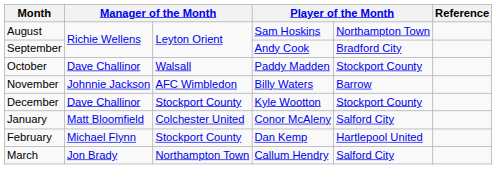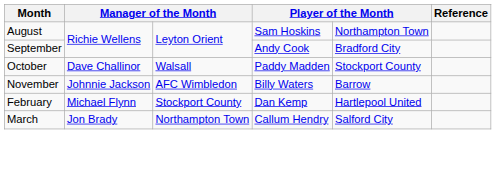- row: (33, 102)
- row: (27, 119)
